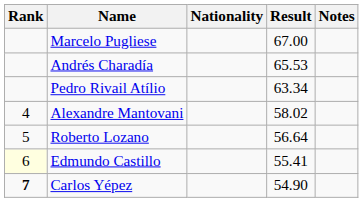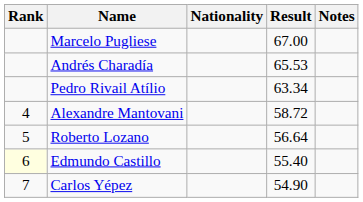(291, 112) 58.02 -> (291, 112) 58.72
(291, 161) 55.41 -> (291, 161) 55.40
(26, 185) bold -> (26, 185) normal
